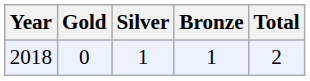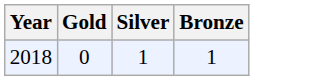- column: (277, 22)
